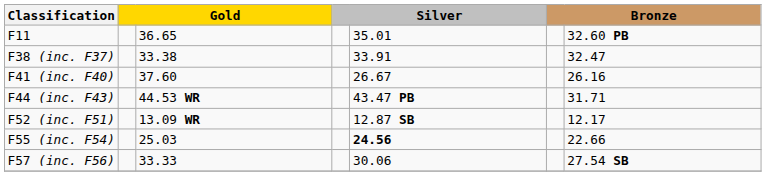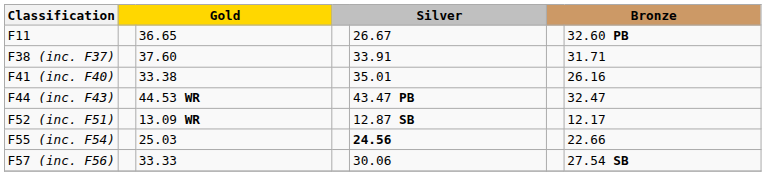(372, 36) 35.01 -> (372, 36) 26.67
(158, 56) 33.38 -> (158, 56) 37.60
(586, 56) 32.47 -> (586, 56) 31.71
(158, 77) 37.60 -> (158, 77) 33.38
(372, 77) 26.67 -> (372, 77) 35.01
(586, 98) 31.71 -> (586, 98) 32.47
